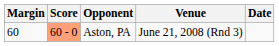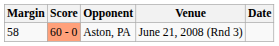(13, 32) 60 -> (13, 32) 58
